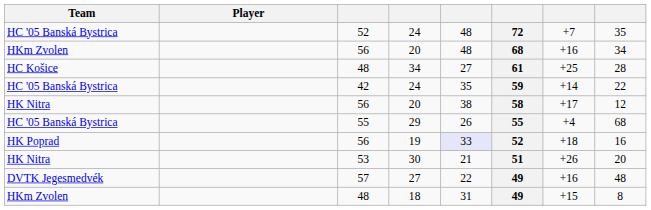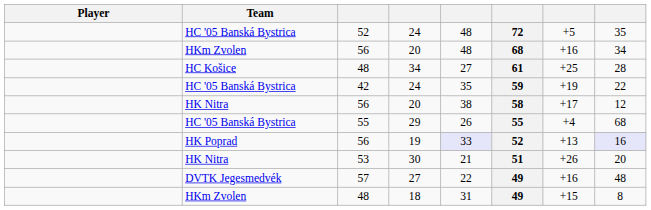columns swapped: (248, 13) <-> (82, 13)
(569, 31) +7 -> (569, 31) +5
(569, 86) +14 -> (569, 86) +19
(569, 141) +18 -> (569, 141) +13
(620, 141) no background -> (620, 141) lavender background
